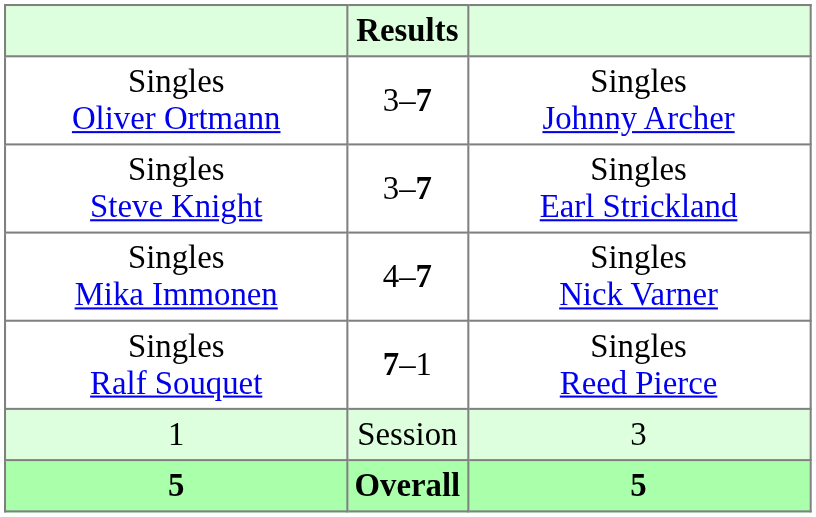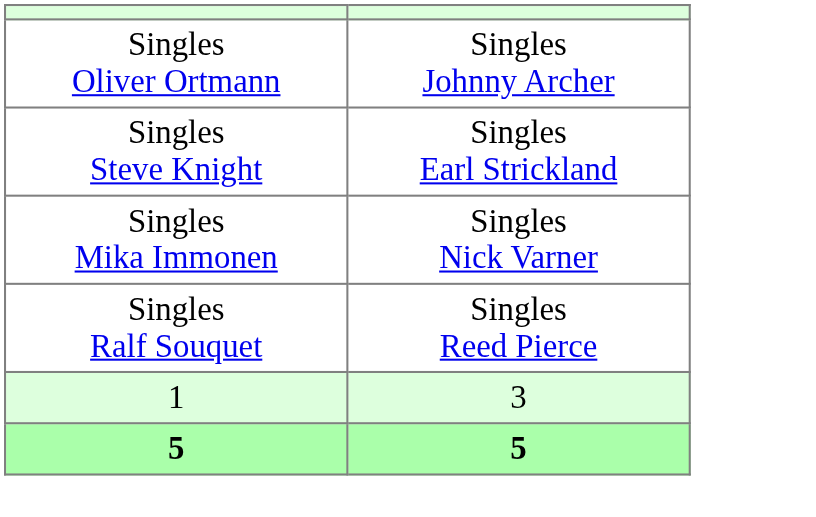- column: (407, 30)
